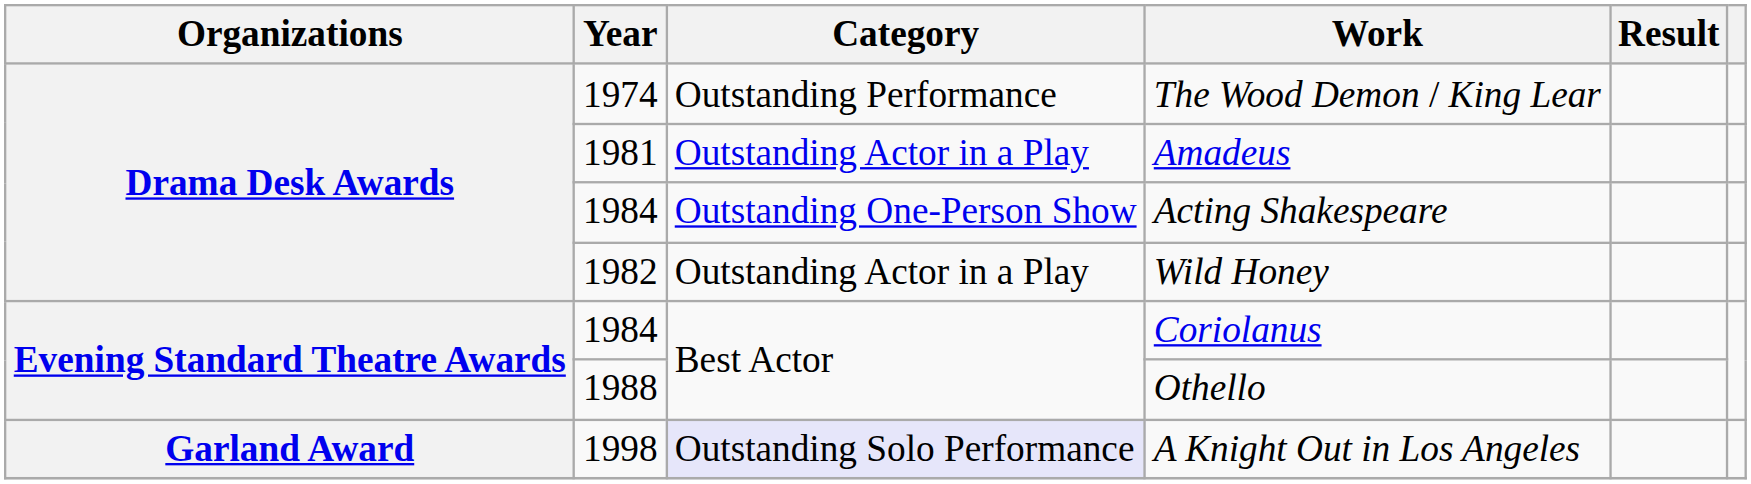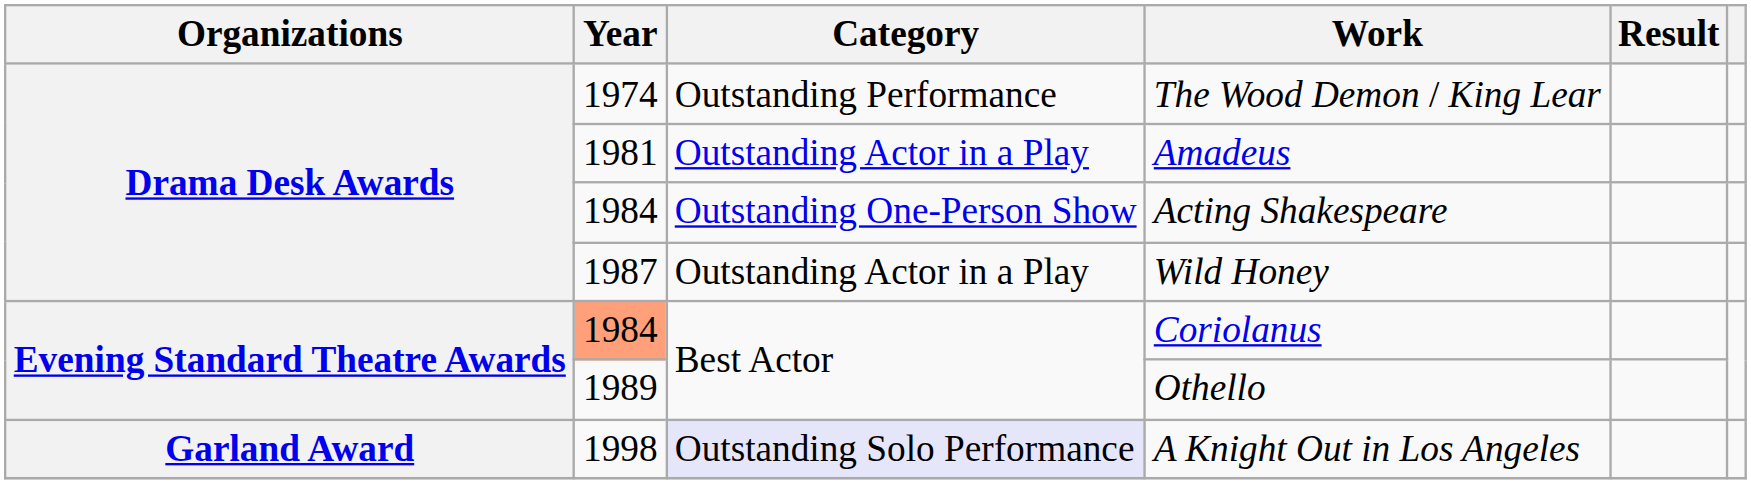(620, 270) 1982 -> (620, 270) 1987
(620, 329) no background -> (620, 329) lightsalmon background
(620, 388) 1988 -> (620, 388) 1989
